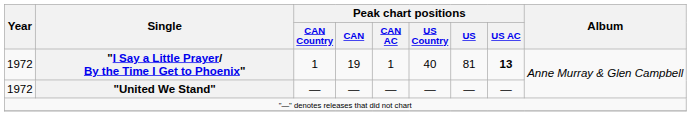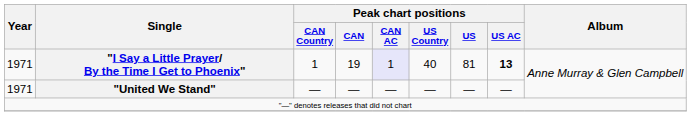(20, 64) 1972 -> (20, 64) 1971
(391, 64) no background -> (391, 64) lavender background
(20, 89) 1972 -> (20, 89) 1971
